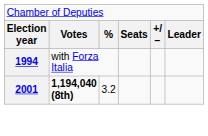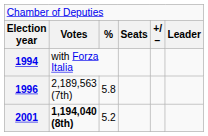+ row: (27, 90)
(109, 90) 3.2 -> (109, 117) 5.2
